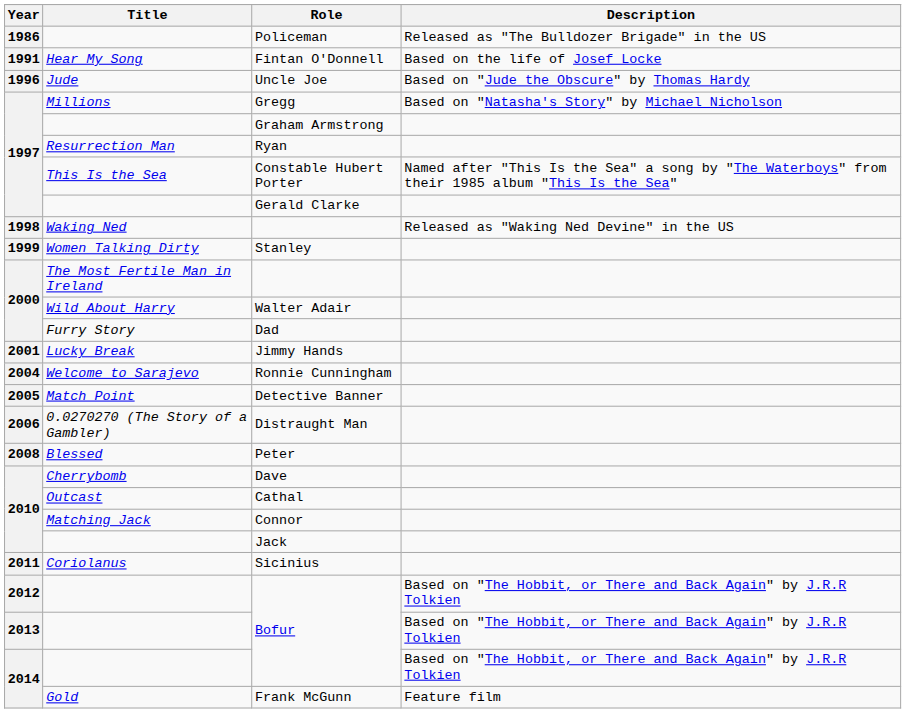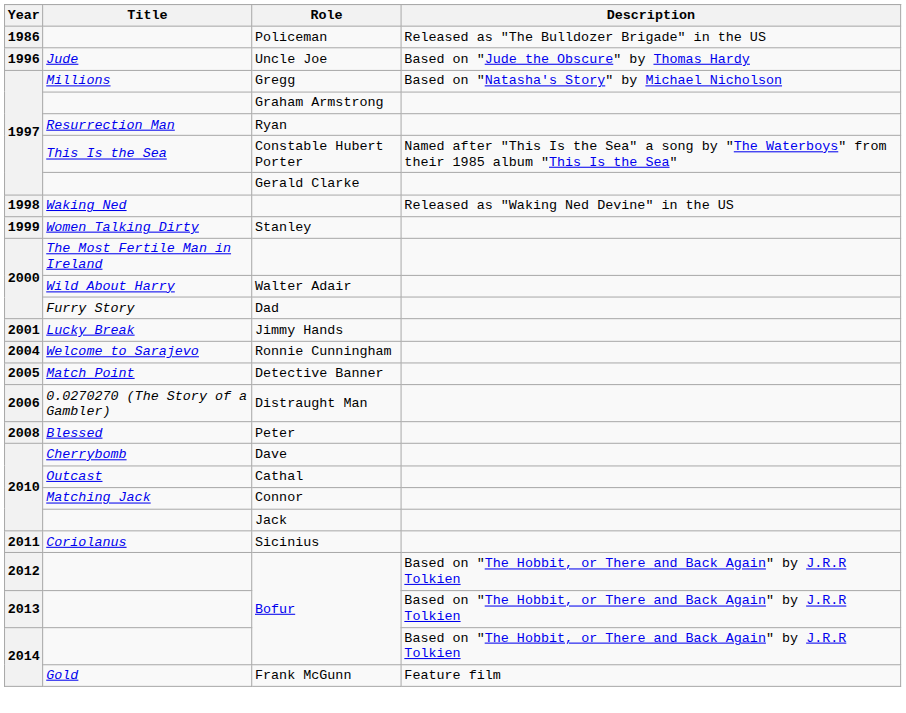- row: (24, 59)
